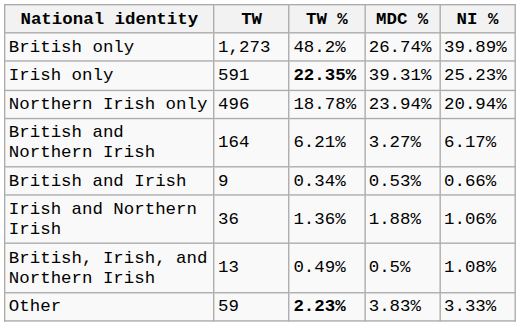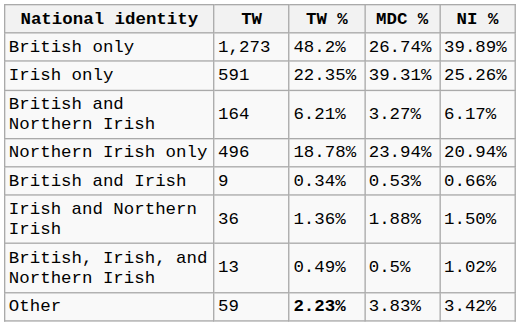(325, 76) bold -> (325, 76) normal
(475, 76) 25.23% -> (475, 76) 25.26%
rows swapped: (108, 104) <-> (82, 142)
(470, 219) 1.06% -> (470, 219) 1.50%
(470, 268) 1.08% -> (470, 268) 1.02%
(470, 306) 3.33% -> (470, 306) 3.42%
